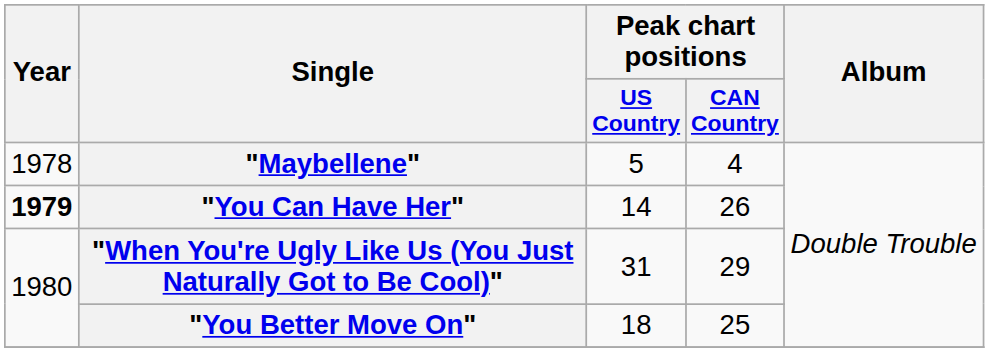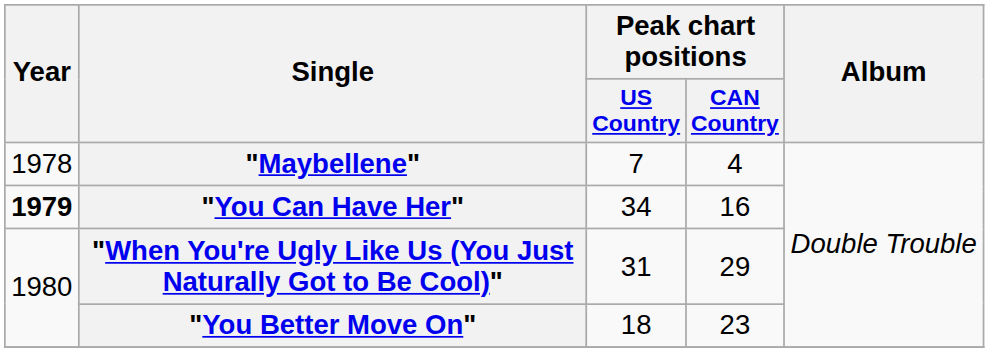(636, 163) 5 -> (636, 163) 7
(636, 207) 14 -> (636, 207) 34
(735, 207) 26 -> (735, 207) 16
(735, 325) 25 -> (735, 325) 23
